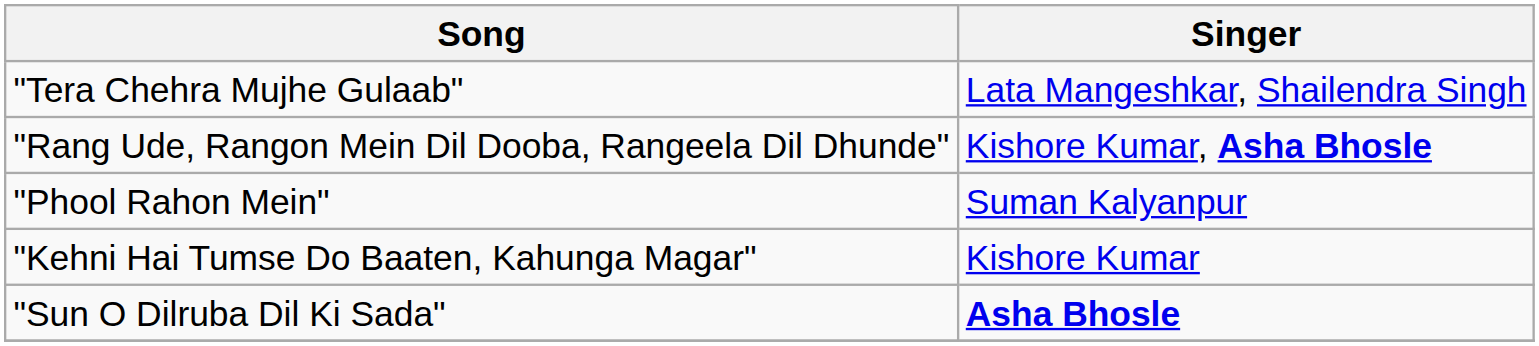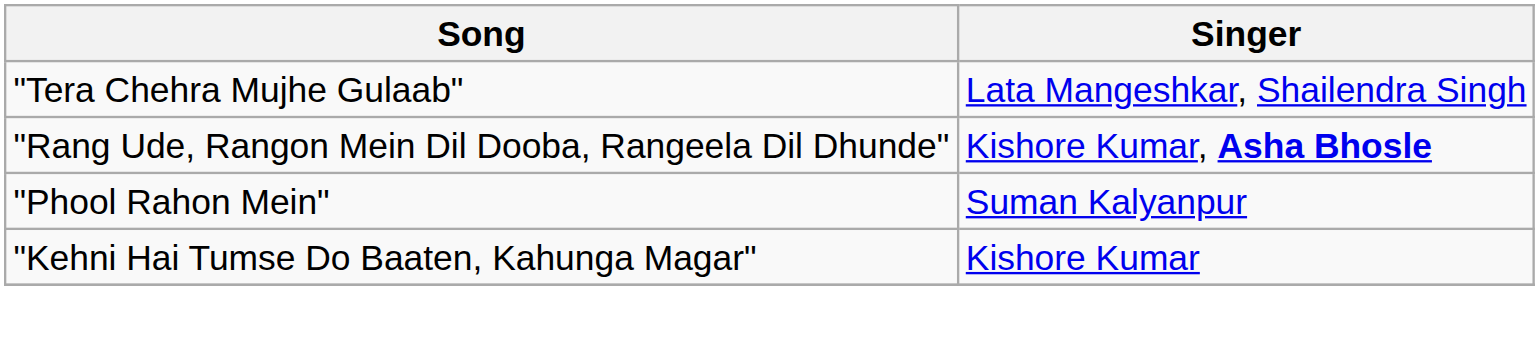- row: (230, 314)
